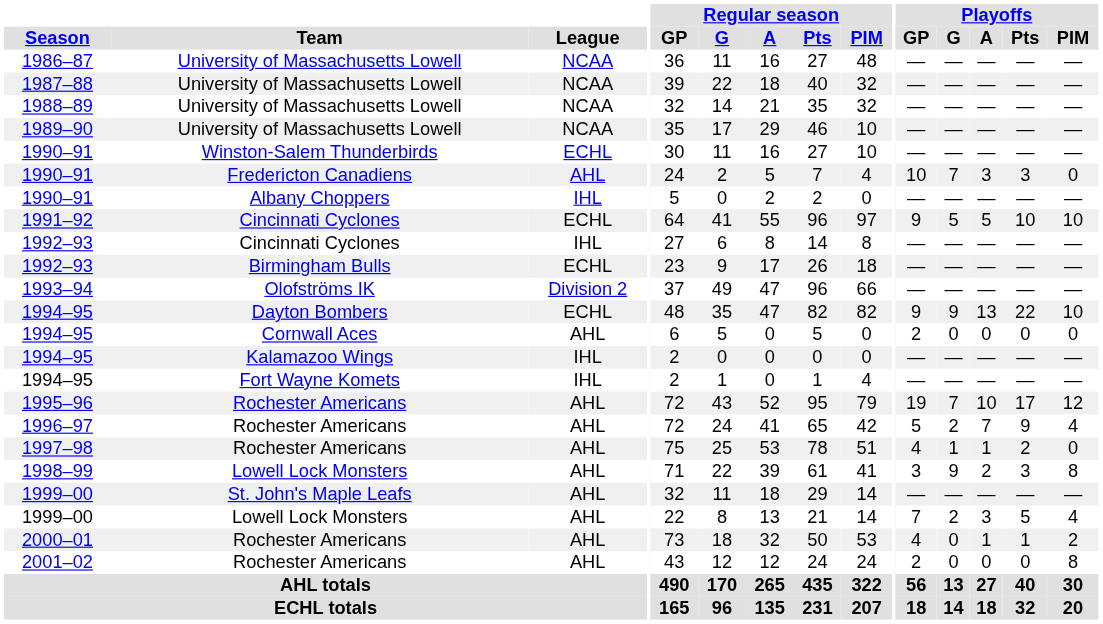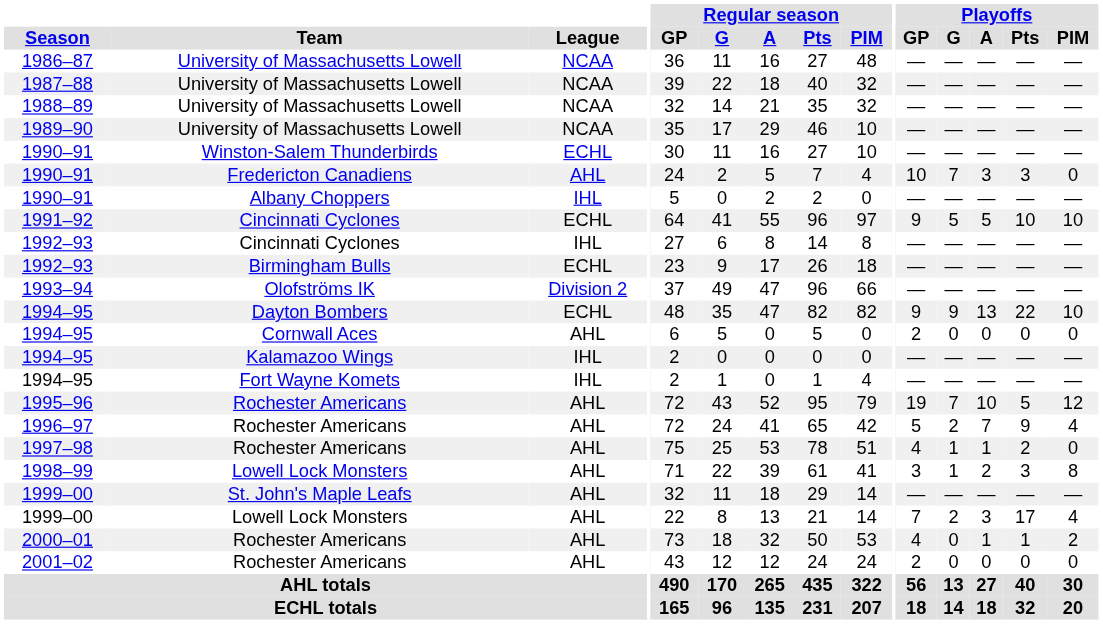(1025, 402) 17 -> (1025, 402) 5
(954, 471) 9 -> (954, 471) 1
(1025, 516) 5 -> (1025, 516) 17
(1073, 562) 8 -> (1073, 562) 0
